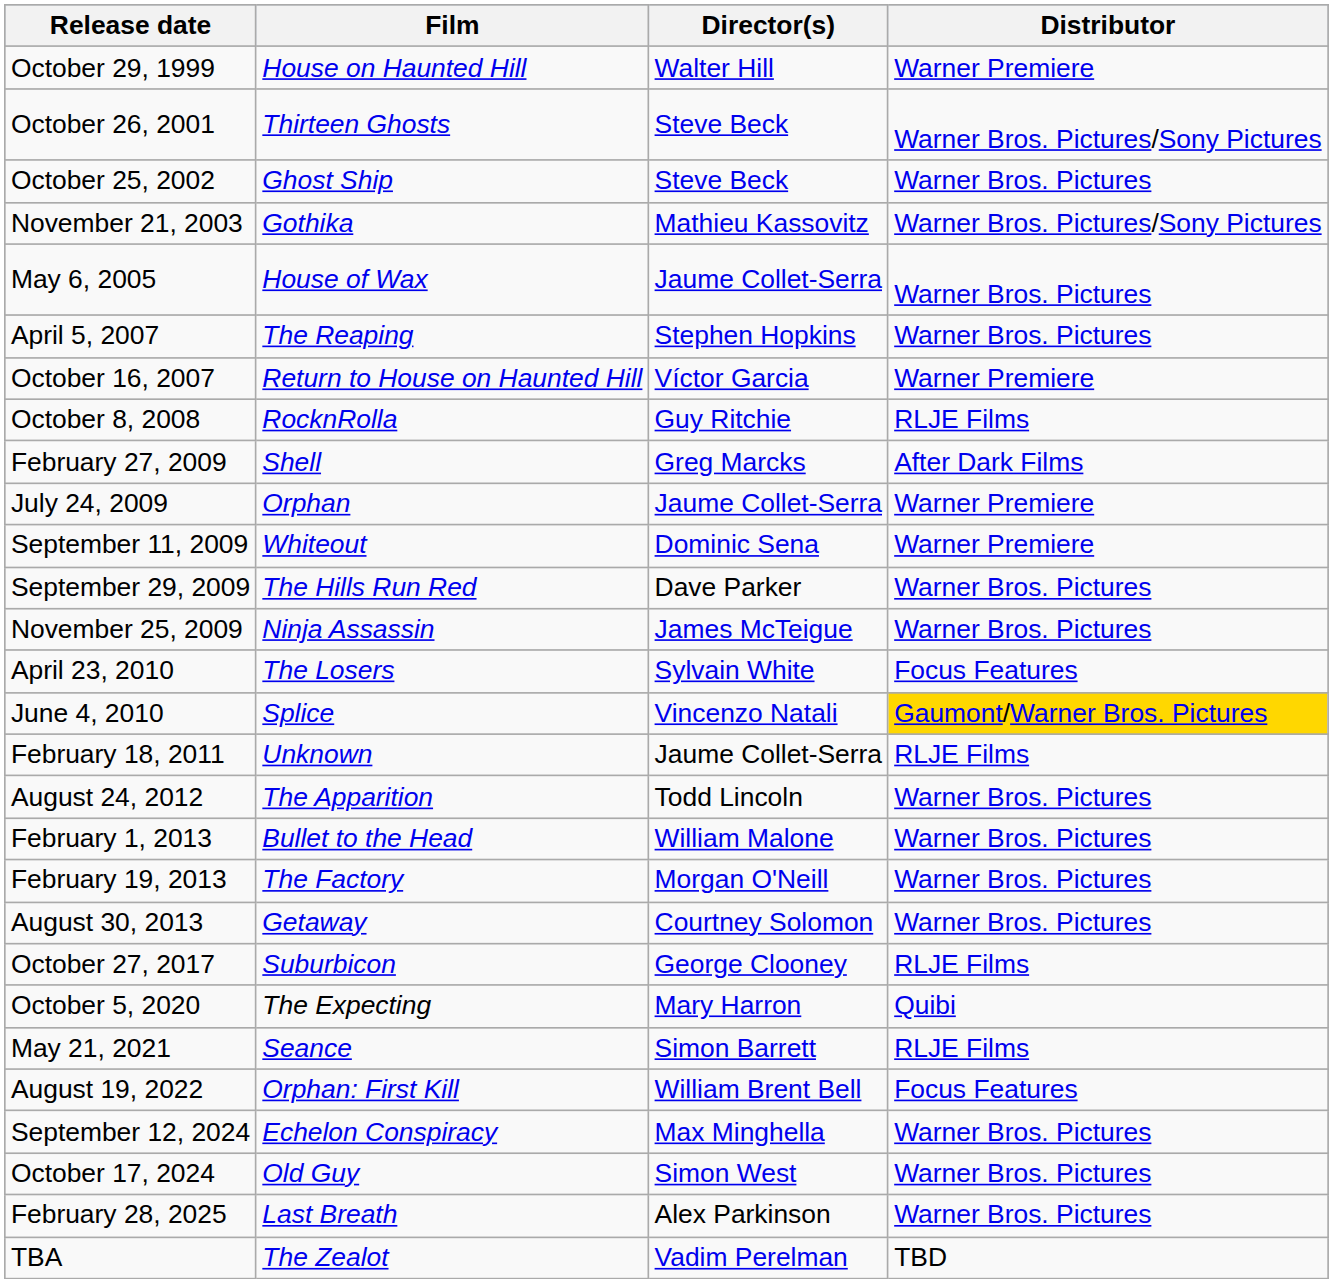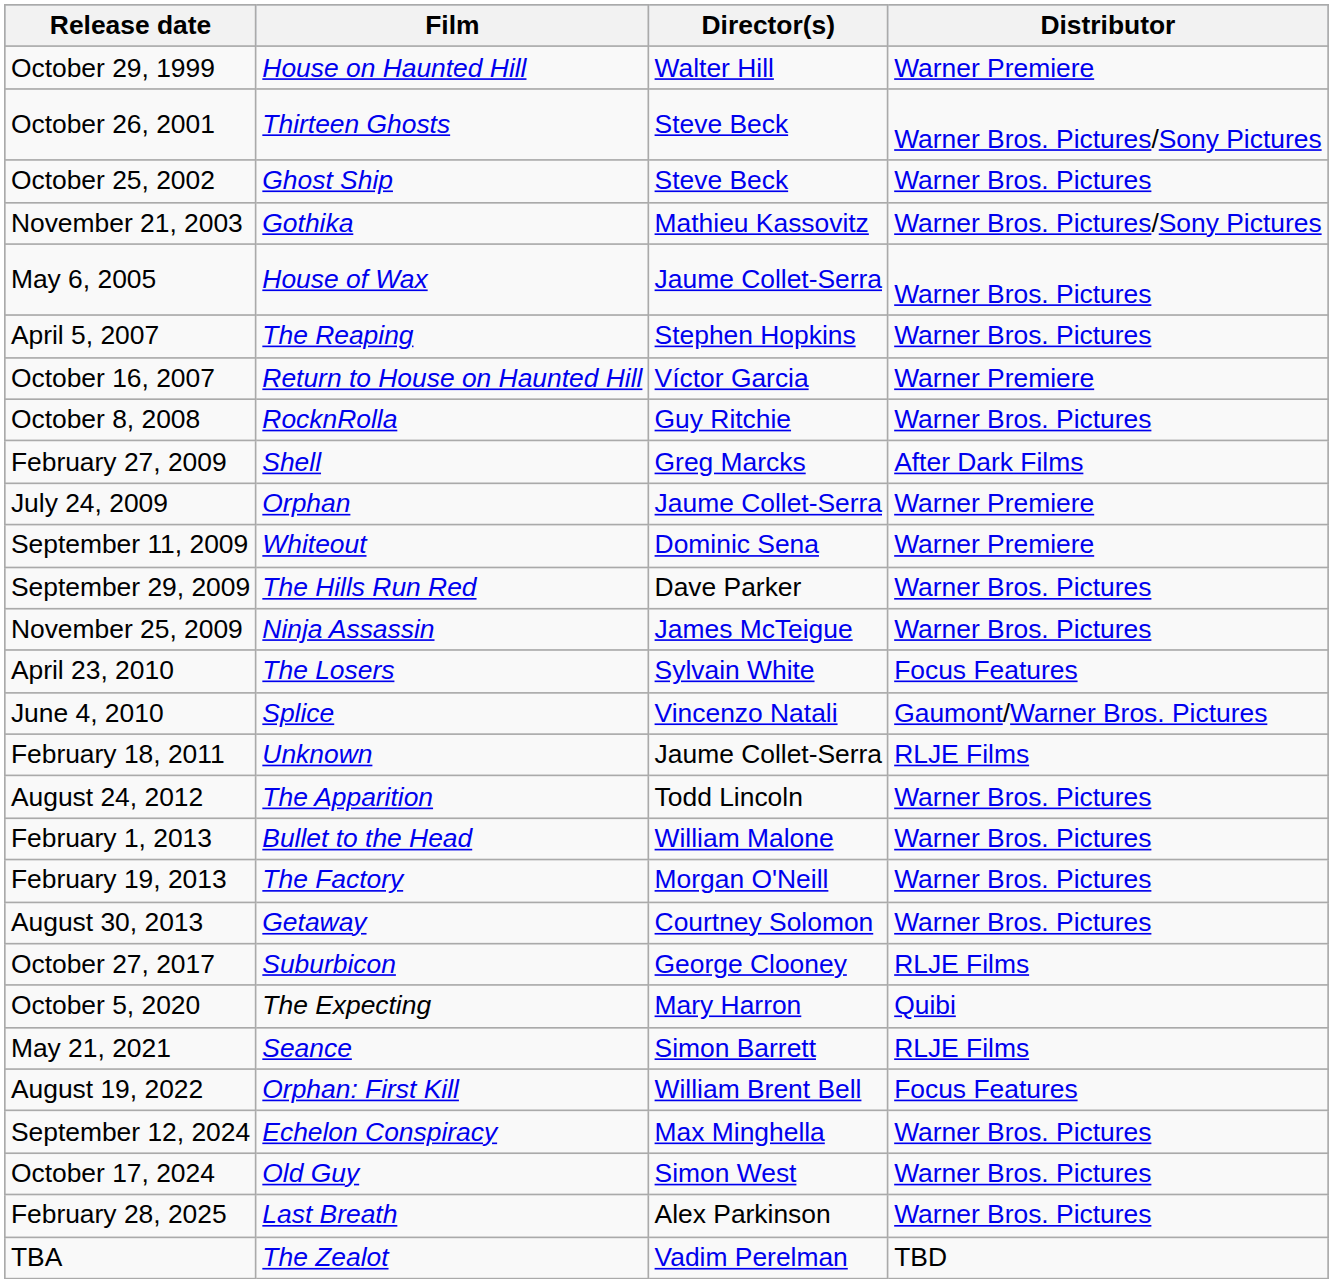(962, 419) RLJE Films -> (1023, 419) Warner Bros. Pictures
(1081, 712) gold background -> (1081, 712) no background
